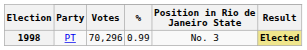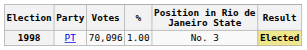(106, 38) 70,296 -> (106, 38) 70,096
(138, 38) 0.99 -> (138, 38) 1.00
